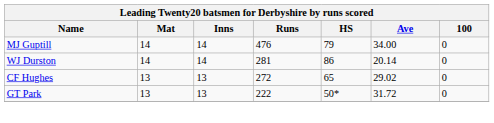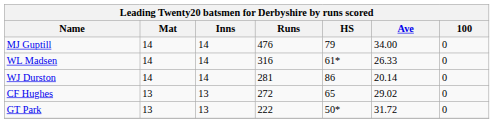+ row: (32, 61)
